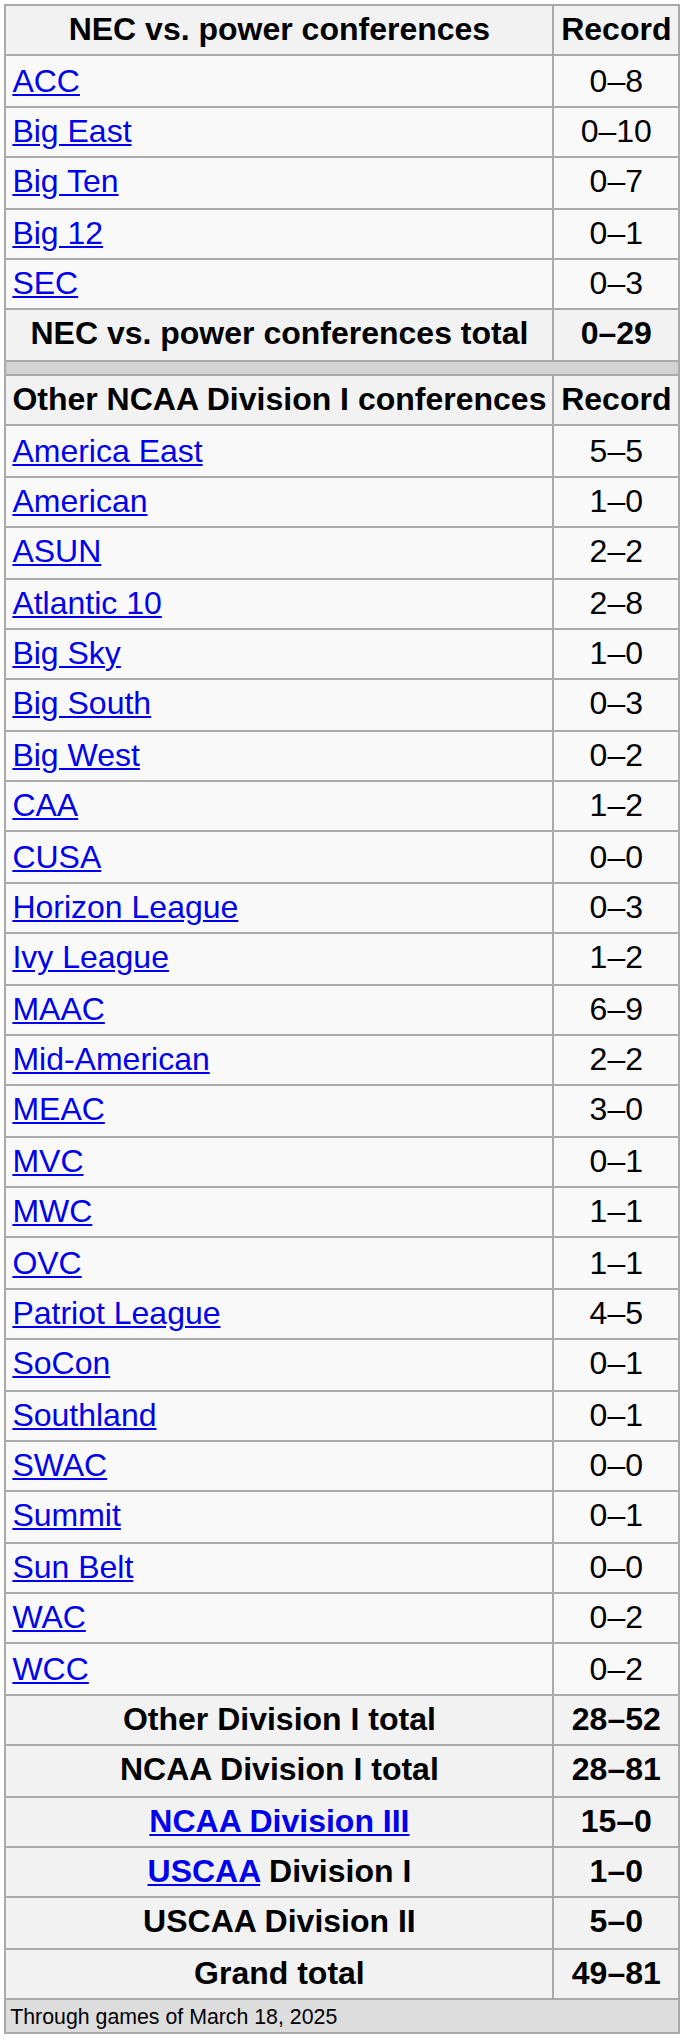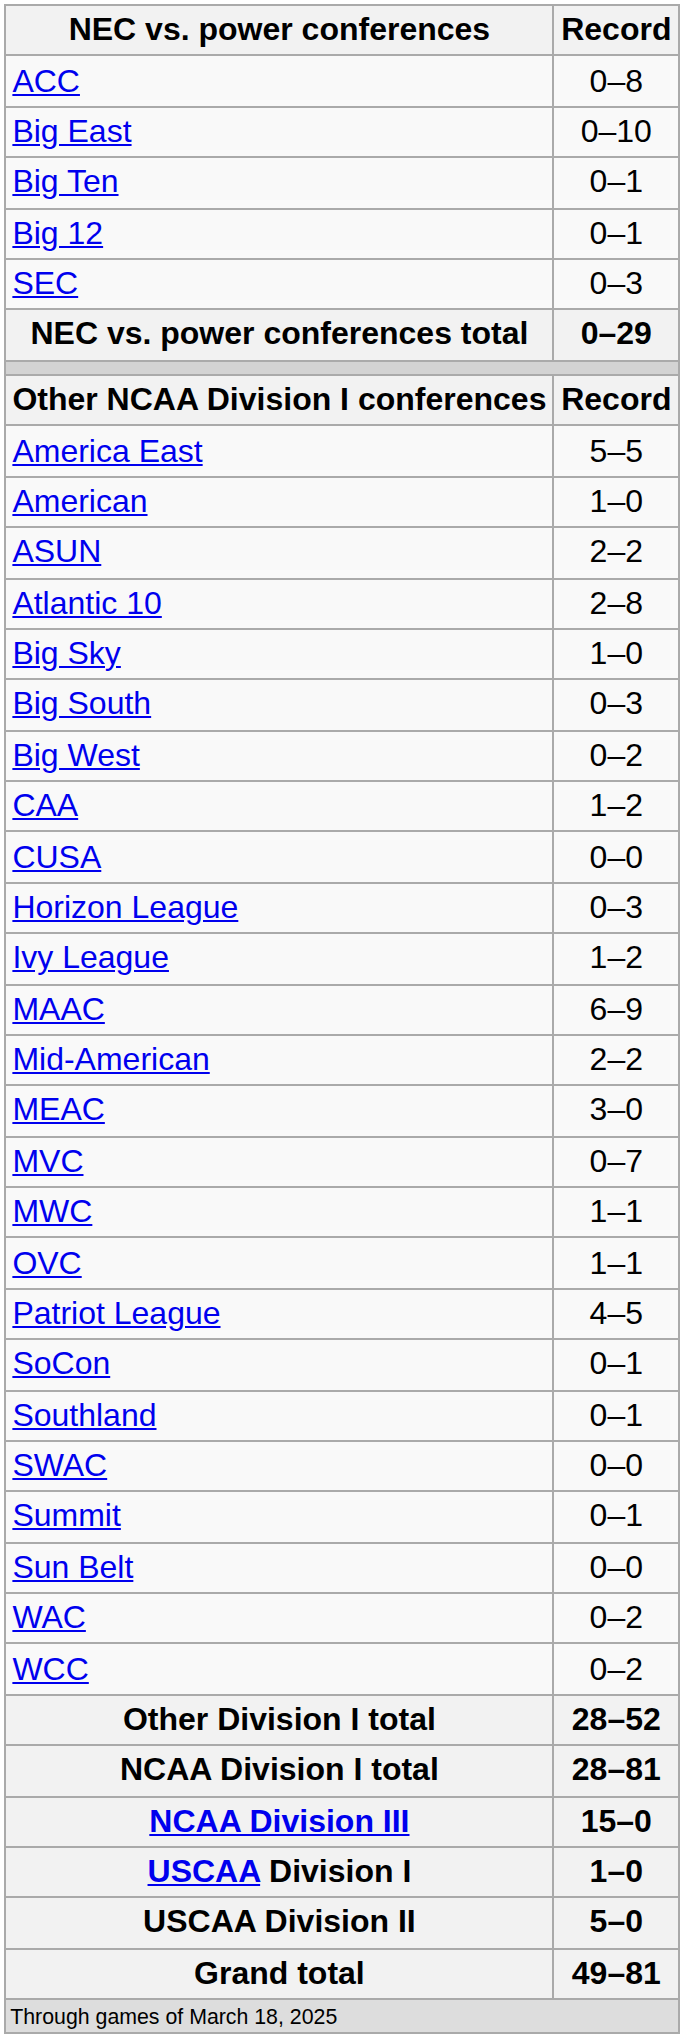(616, 182) 0–7 -> (616, 182) 0–1
(616, 1161) 0–1 -> (616, 1161) 0–7
